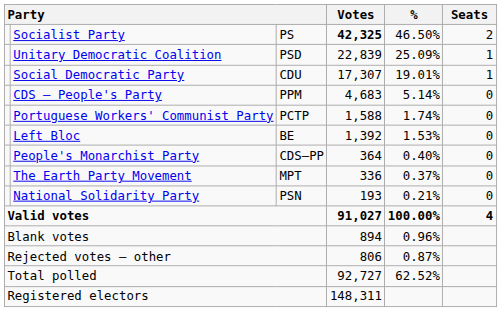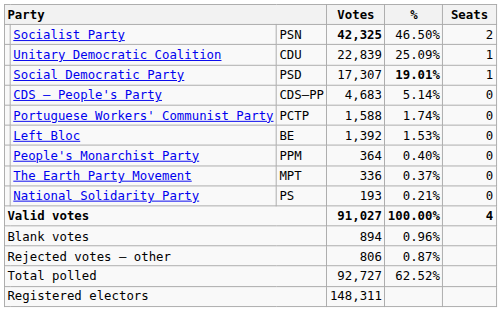(287, 35) PS -> (291, 35) PSN
(291, 55) PSD -> (291, 55) CDU
(291, 75) CDU -> (291, 75) PSD
(418, 75) normal -> (418, 75) bold
(291, 95) PPM -> (302, 95) CDS–PP
(302, 155) CDS–PP -> (291, 155) PPM
(291, 196) PSN -> (287, 196) PS
